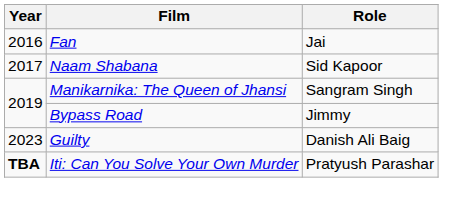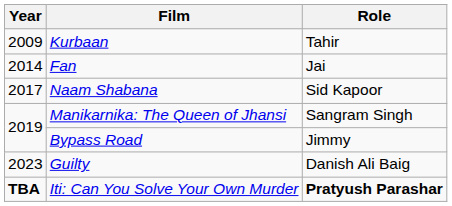+ row: (79, 41)
(25, 41) 2016 -> (25, 66) 2014
(370, 164) normal -> (374, 189) bold
